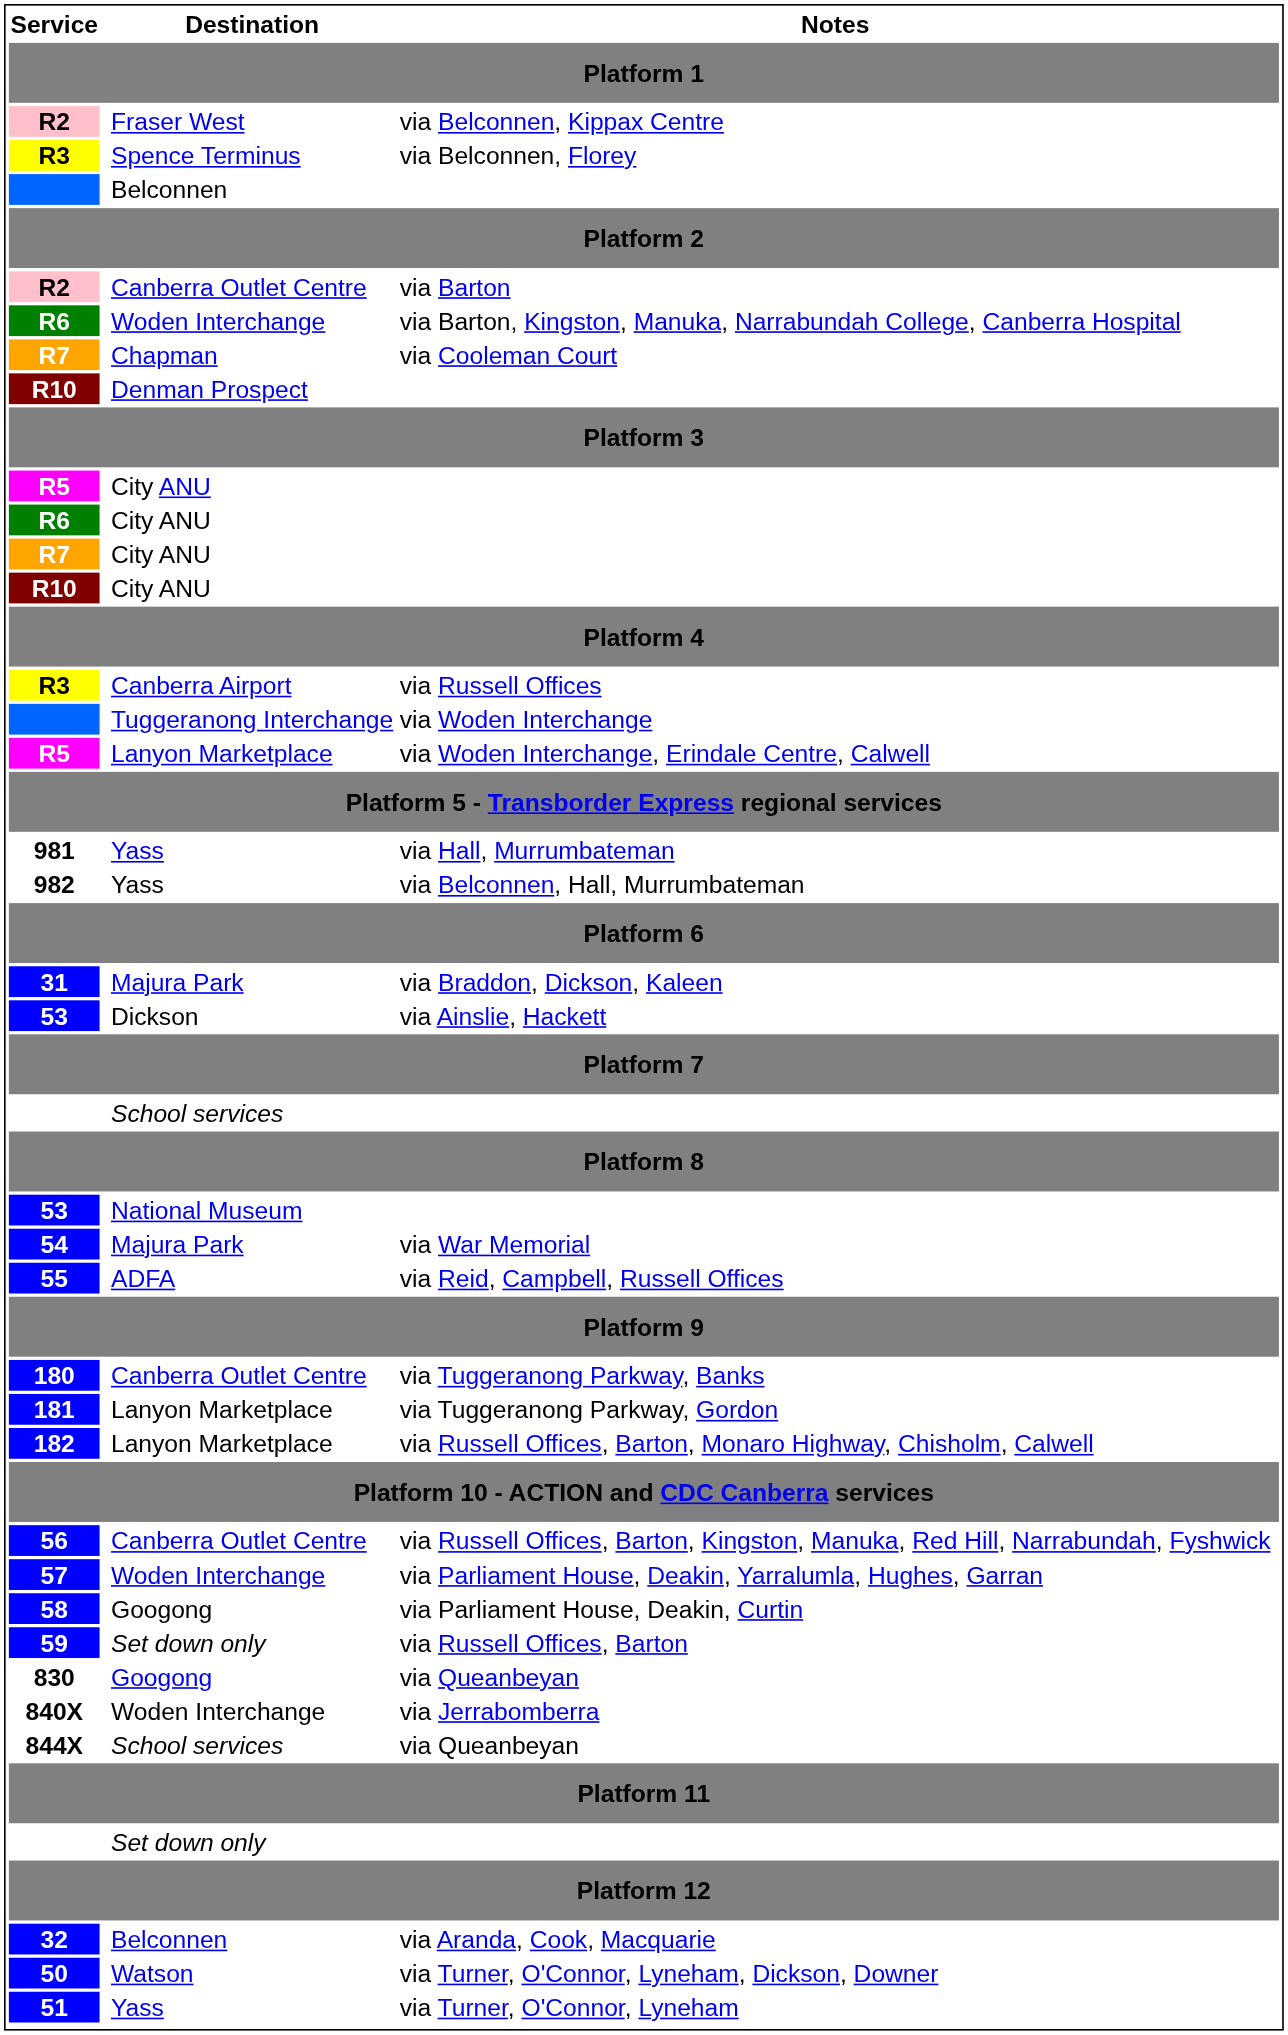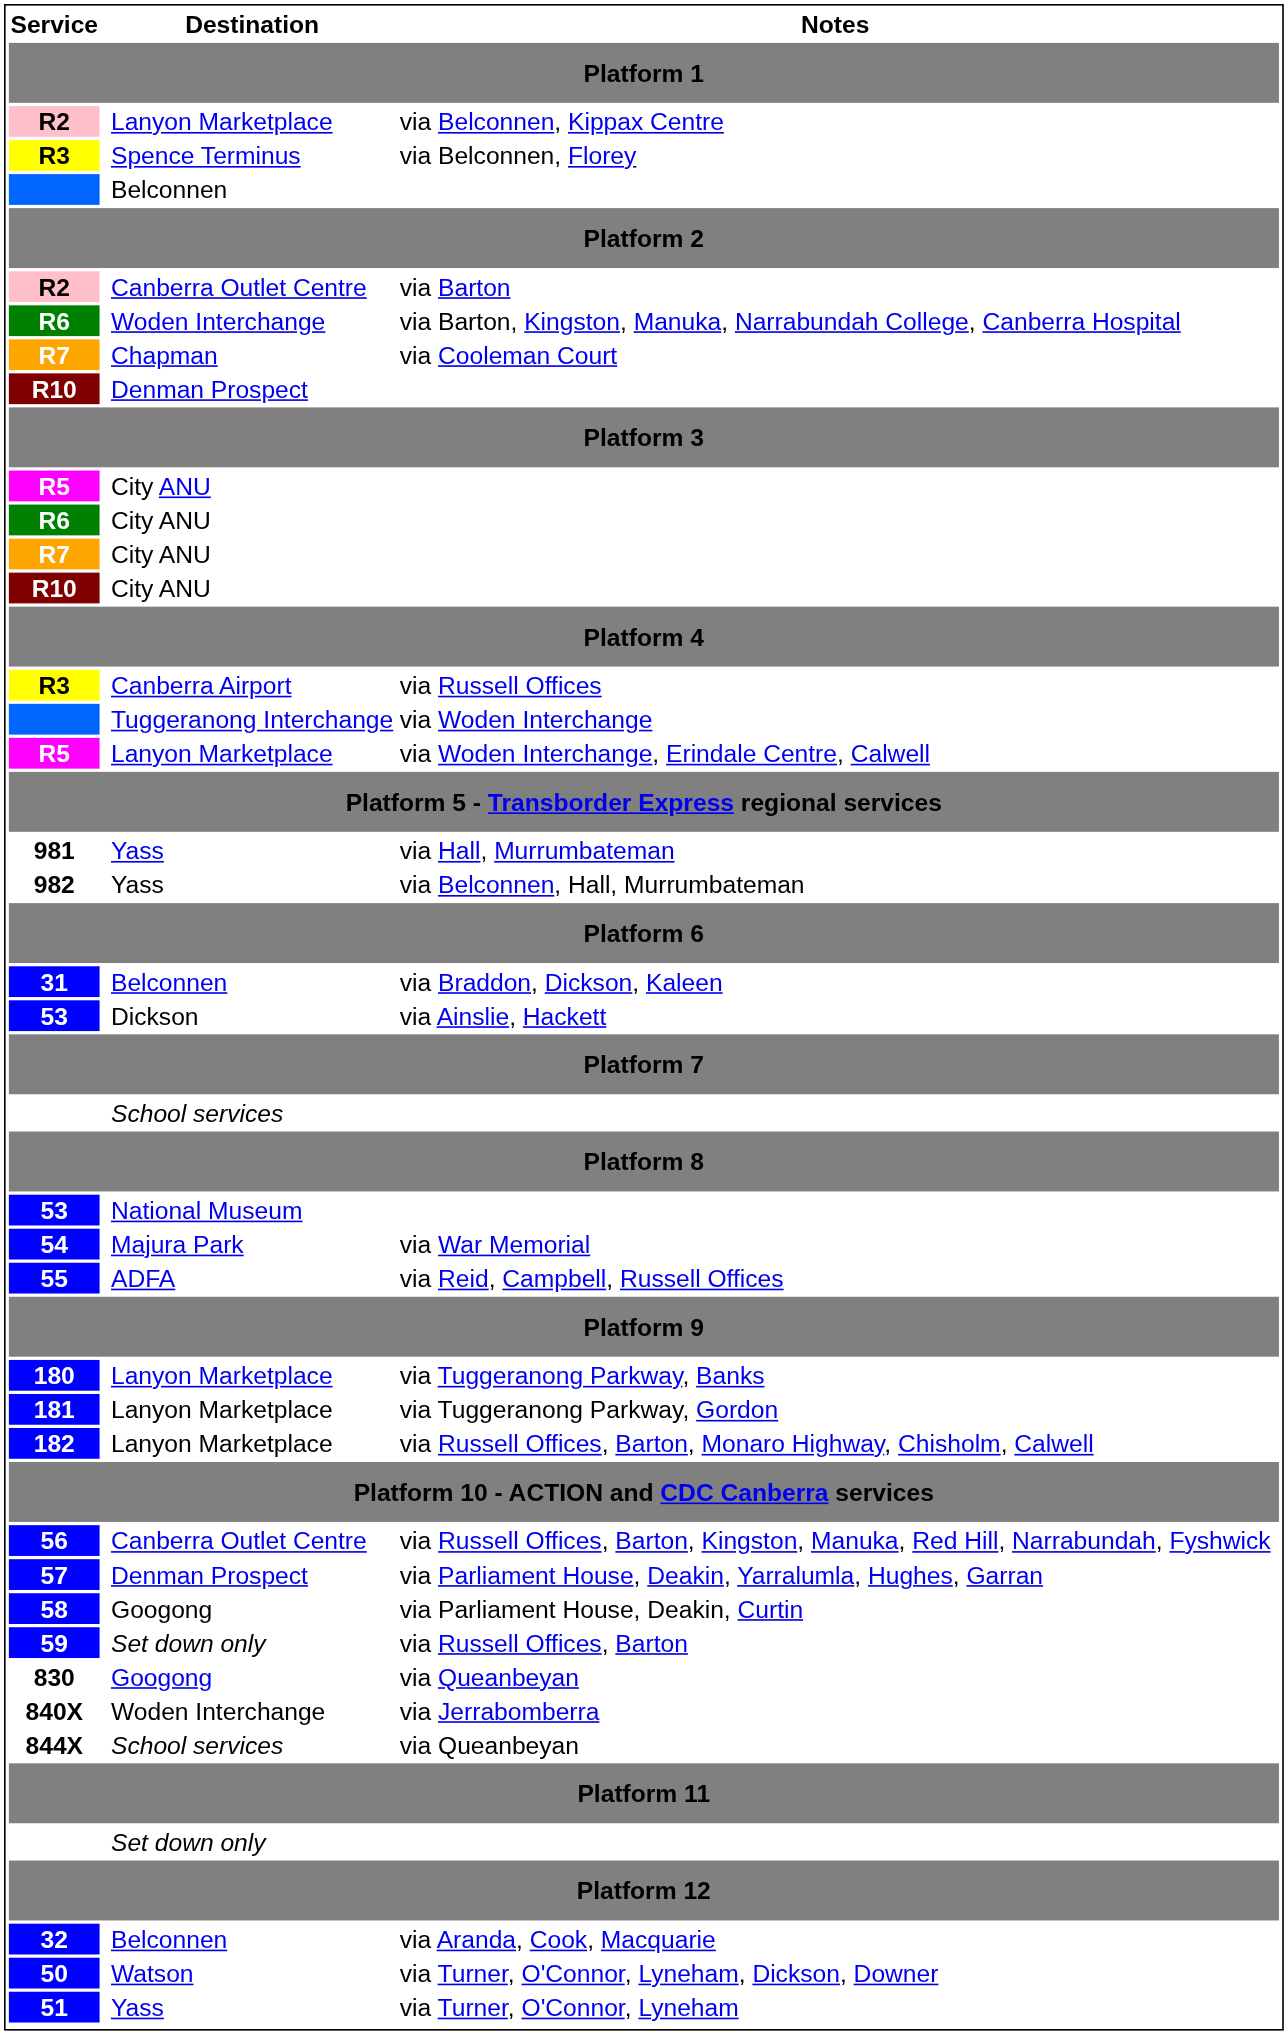(178, 121) Fraser West -> (222, 121) Lanyon Marketplace
(177, 982) Majura Park -> (169, 982) Belconnen
(239, 1375) Canberra Outlet Centre -> (222, 1375) Lanyon Marketplace
(218, 1575) Woden Interchange -> (209, 1575) Denman Prospect
